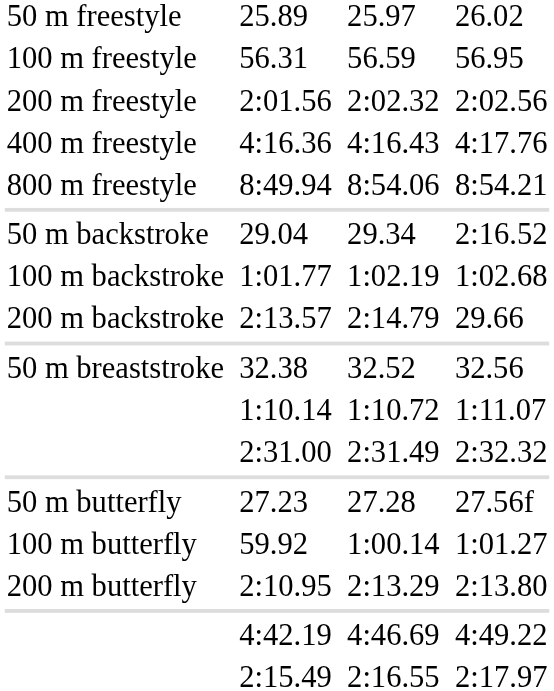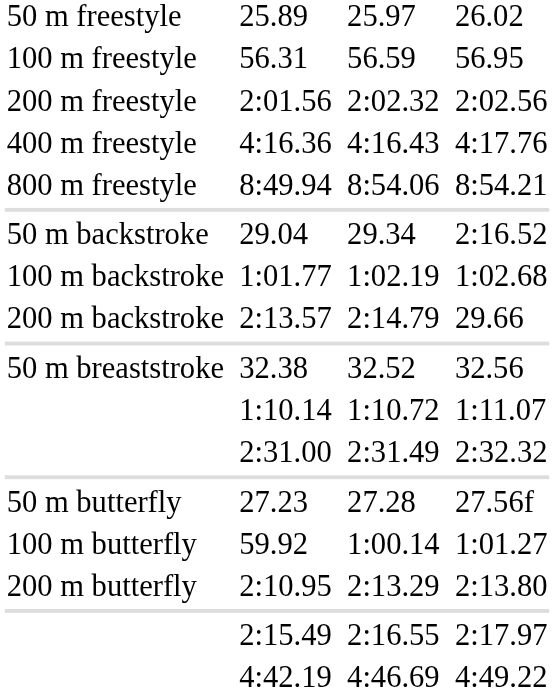rows swapped: (115, 678) <-> (115, 636)
